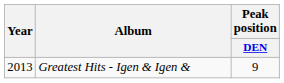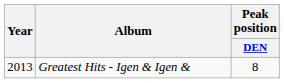(255, 67) 9 -> (255, 67) 8
